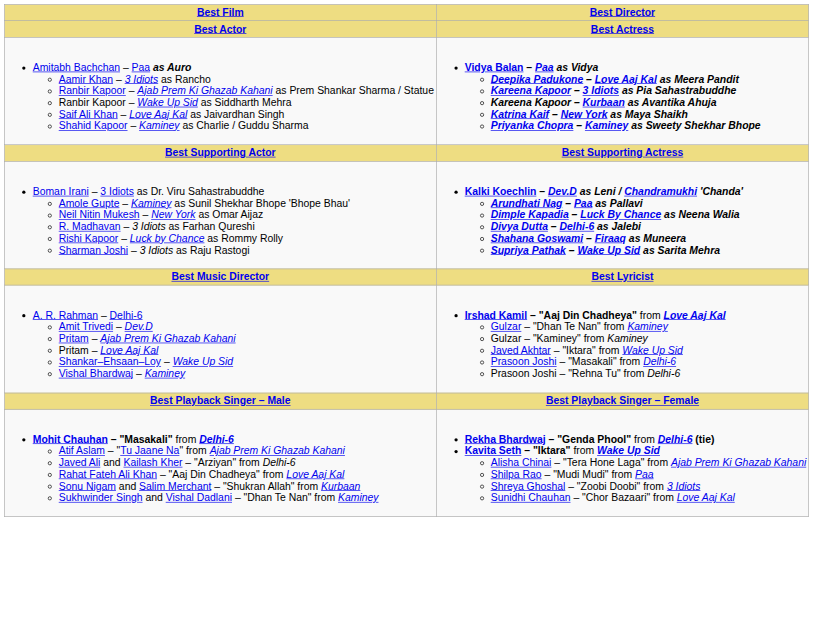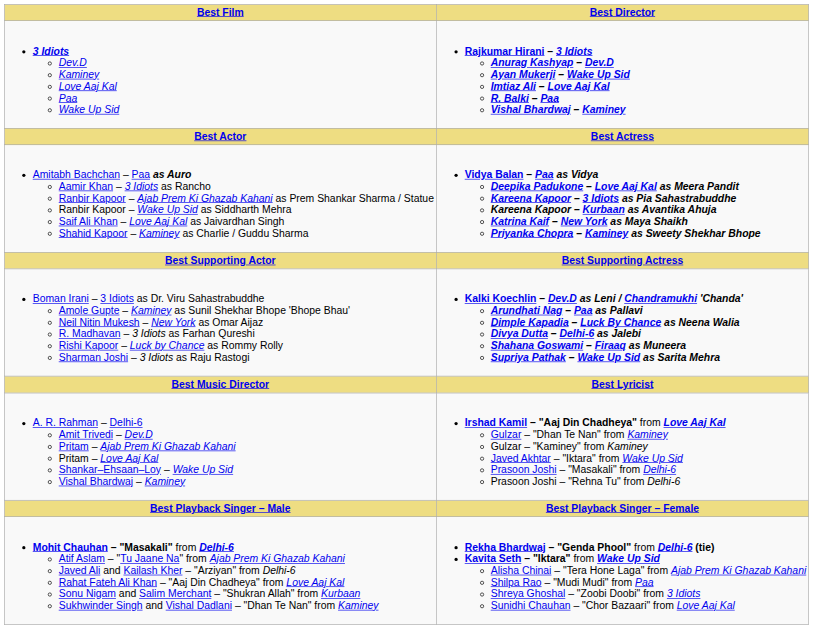+ row: (220, 80)
